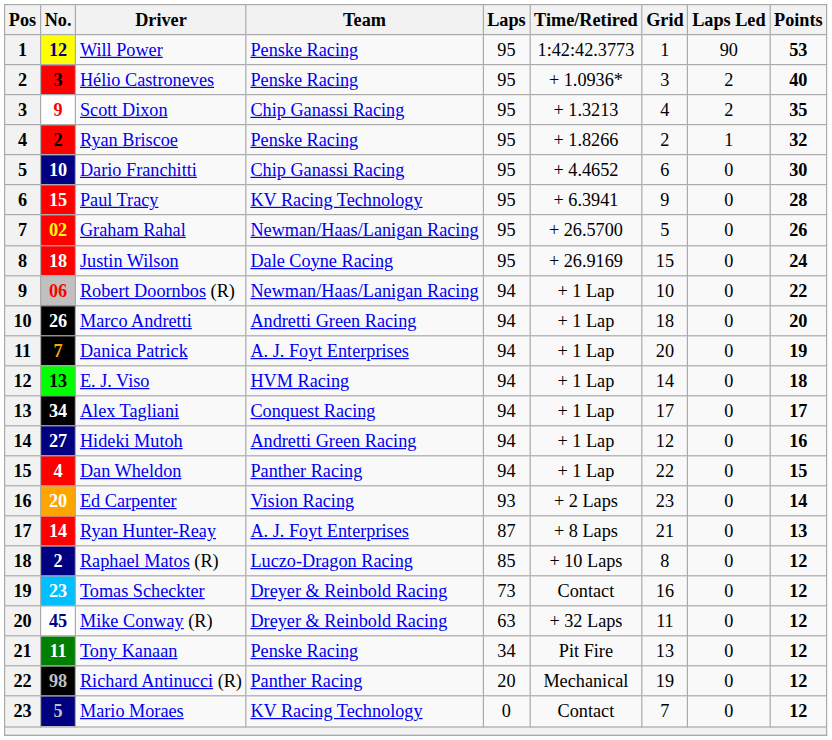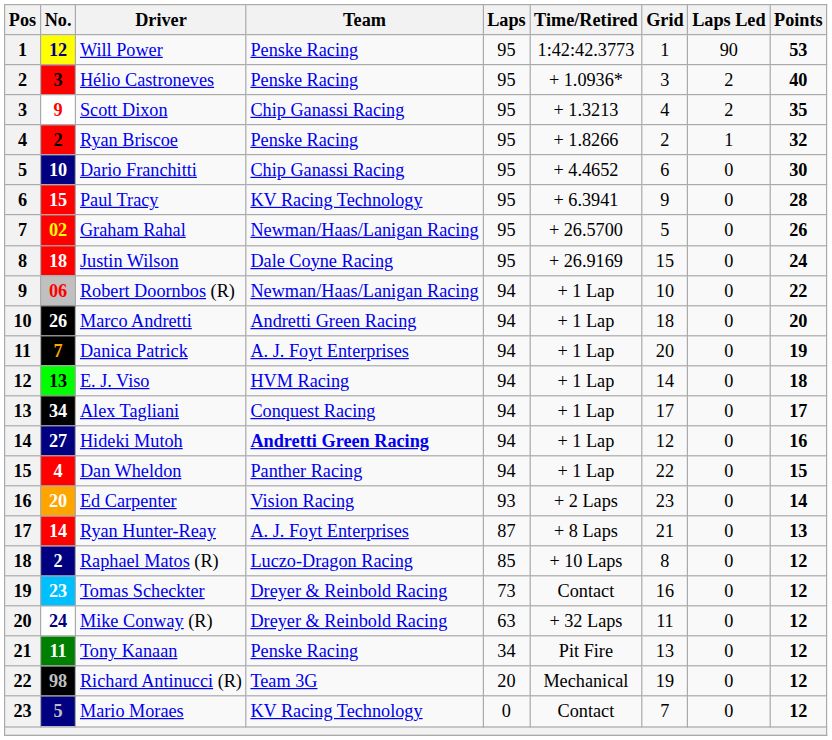(333, 440) normal -> (340, 440) bold
(58, 621) 45 -> (58, 621) 24
(306, 681) Panther Racing -> (284, 681) Team 3G
